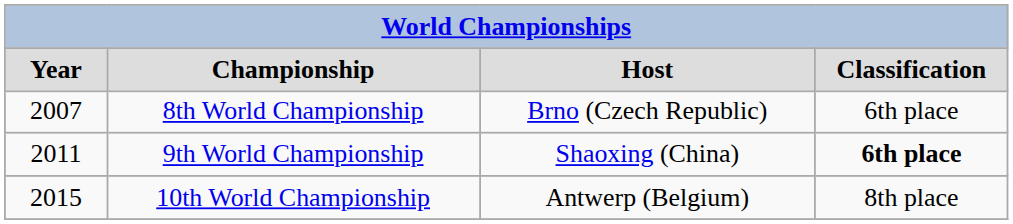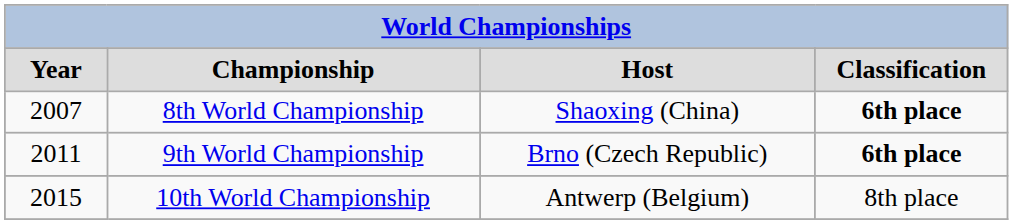(647, 111) Brno (Czech Republic) -> (647, 111) Shaoxing (China)
(911, 111) normal -> (911, 111) bold
(647, 154) Shaoxing (China) -> (647, 154) Brno (Czech Republic)
